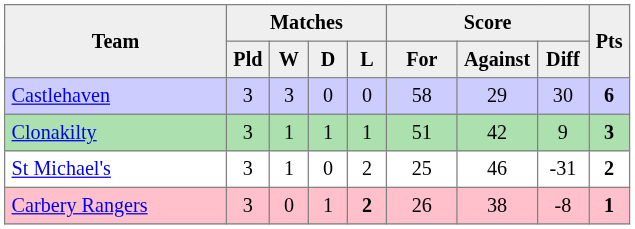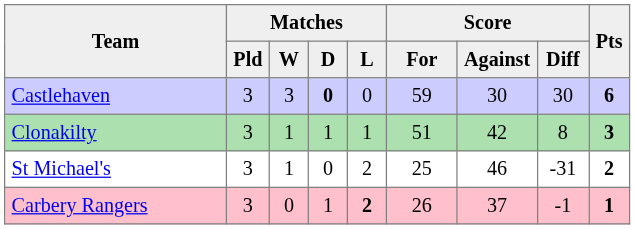(328, 95) normal -> (328, 95) bold
(422, 95) 58 -> (422, 95) 59
(497, 95) 29 -> (497, 95) 30
(563, 132) 9 -> (563, 132) 8
(497, 205) 38 -> (497, 205) 37
(563, 205) -8 -> (563, 205) -1
